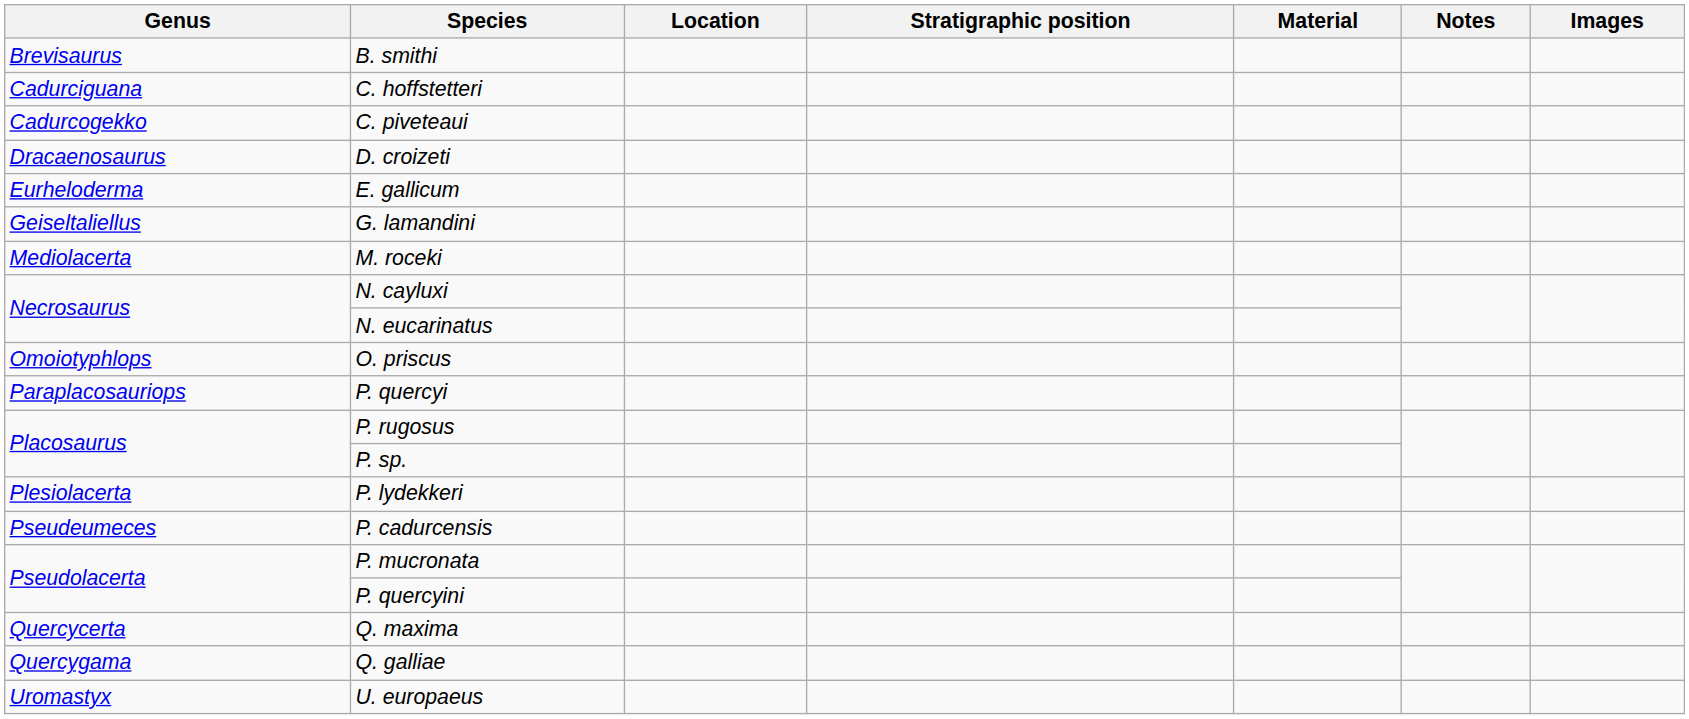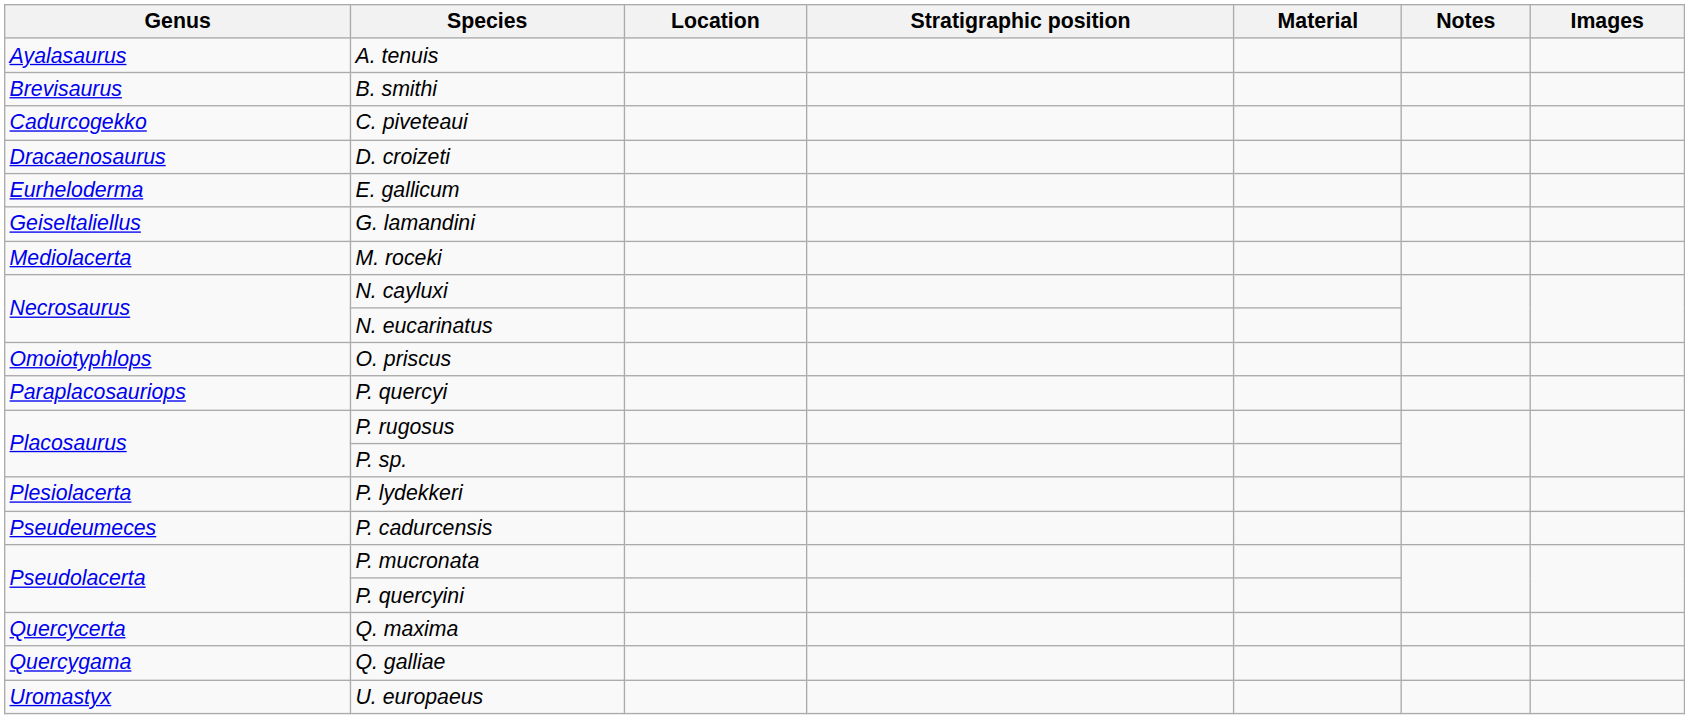+ row: (397, 55)
- row: (419, 88)
